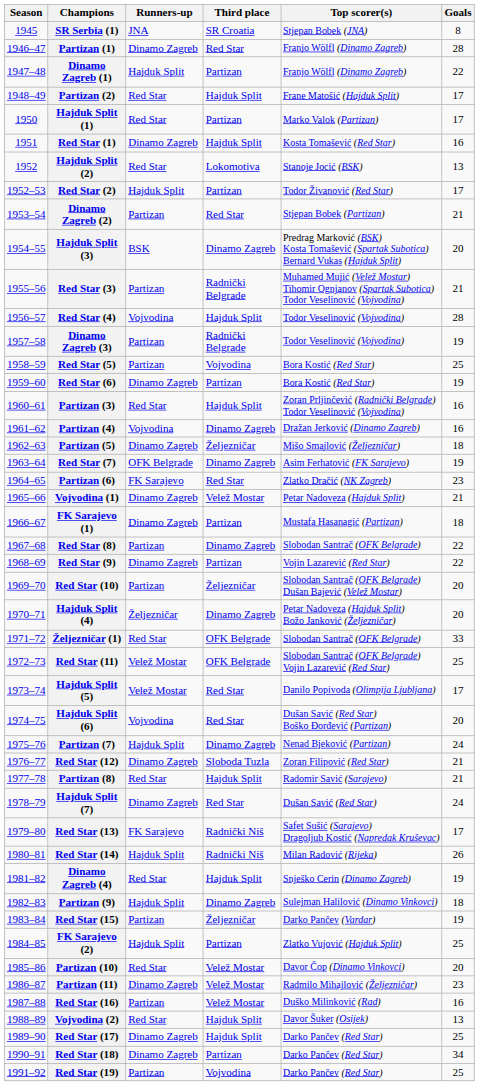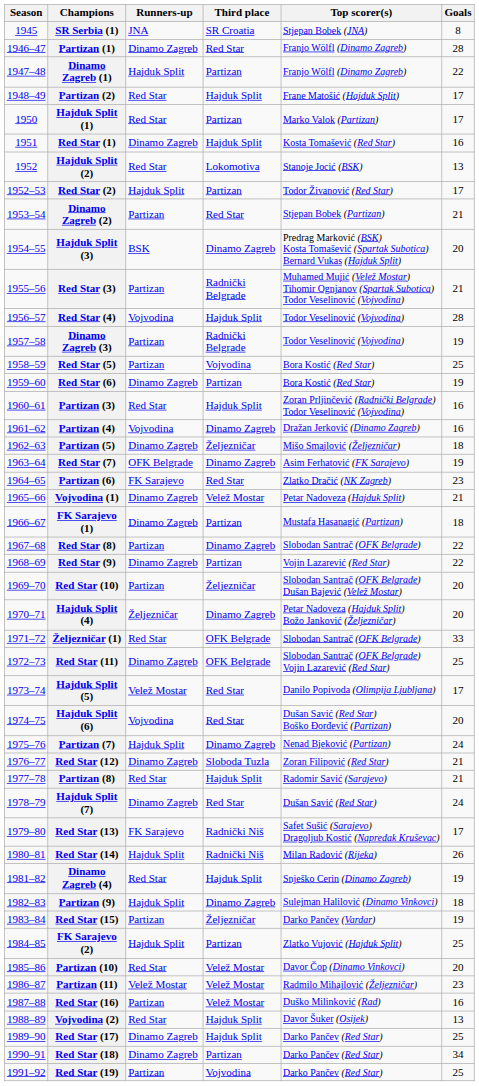(157, 661) Velež Mostar -> (163, 661) Dinamo Zagreb
(163, 984) Dinamo Zagreb -> (157, 984) Velež Mostar
